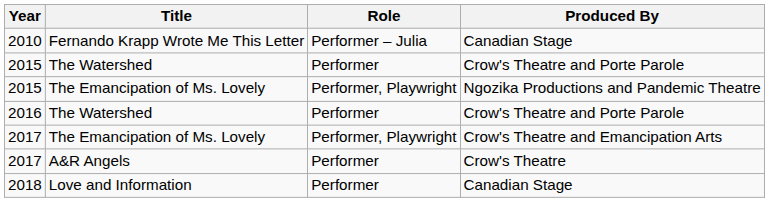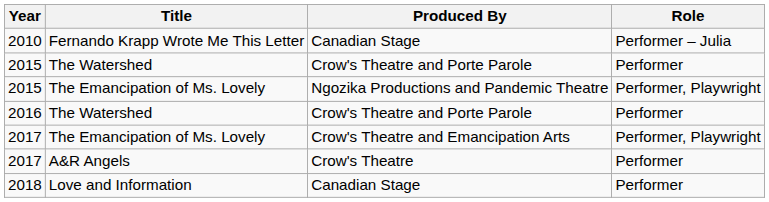columns swapped: (384, 16) <-> (612, 16)
